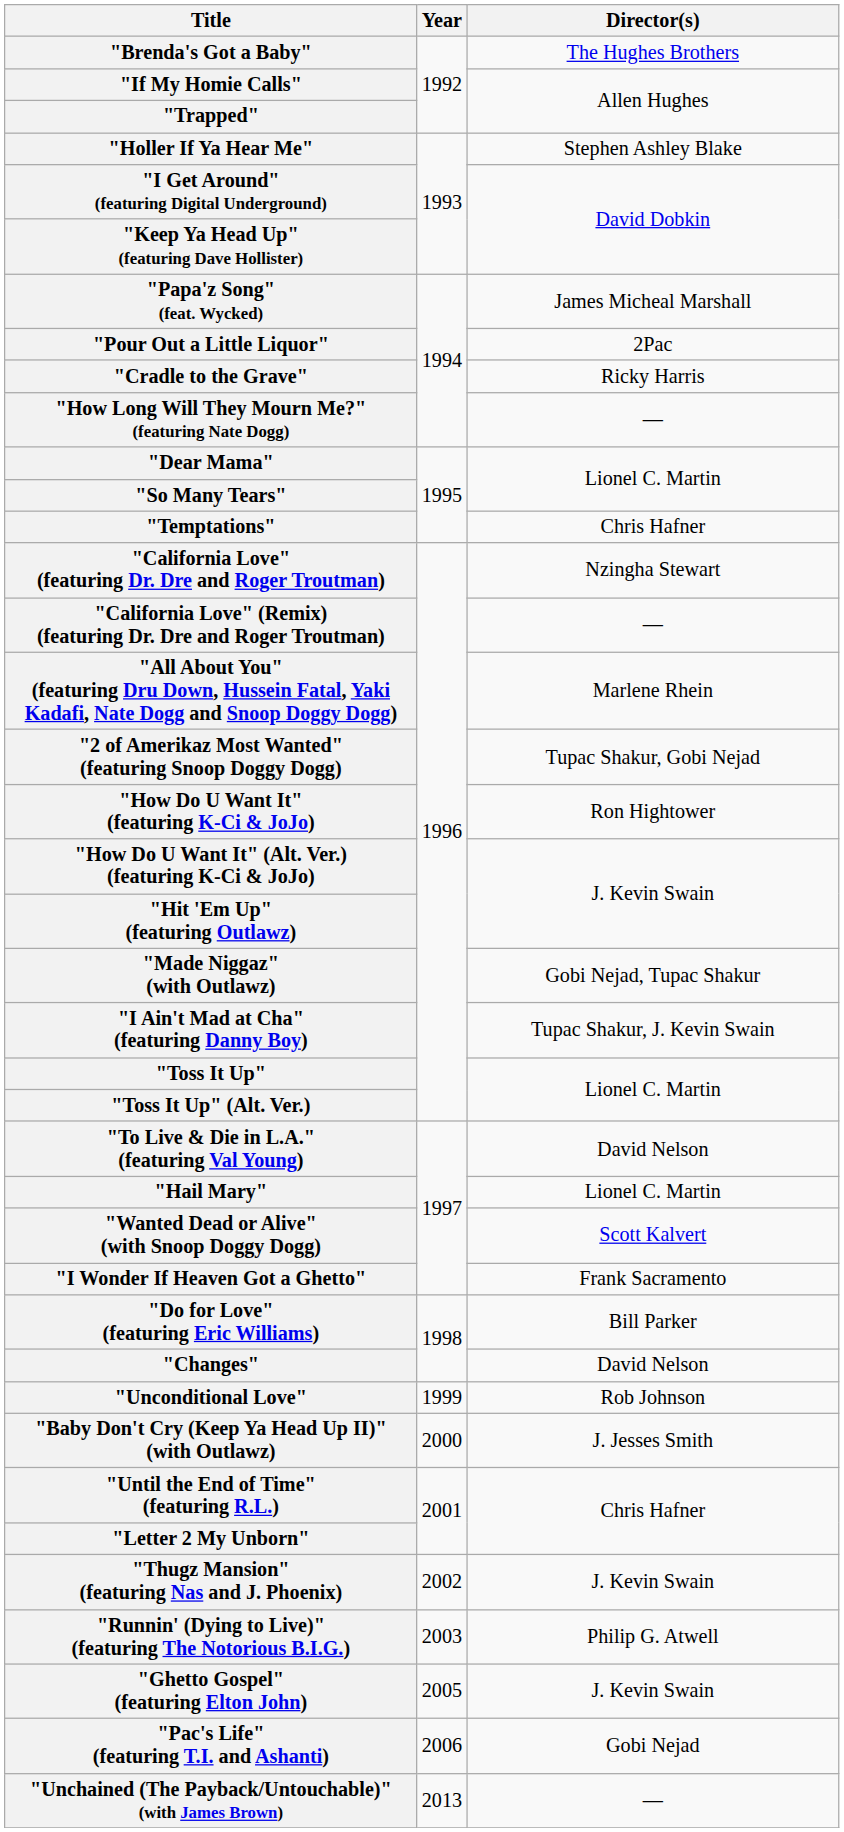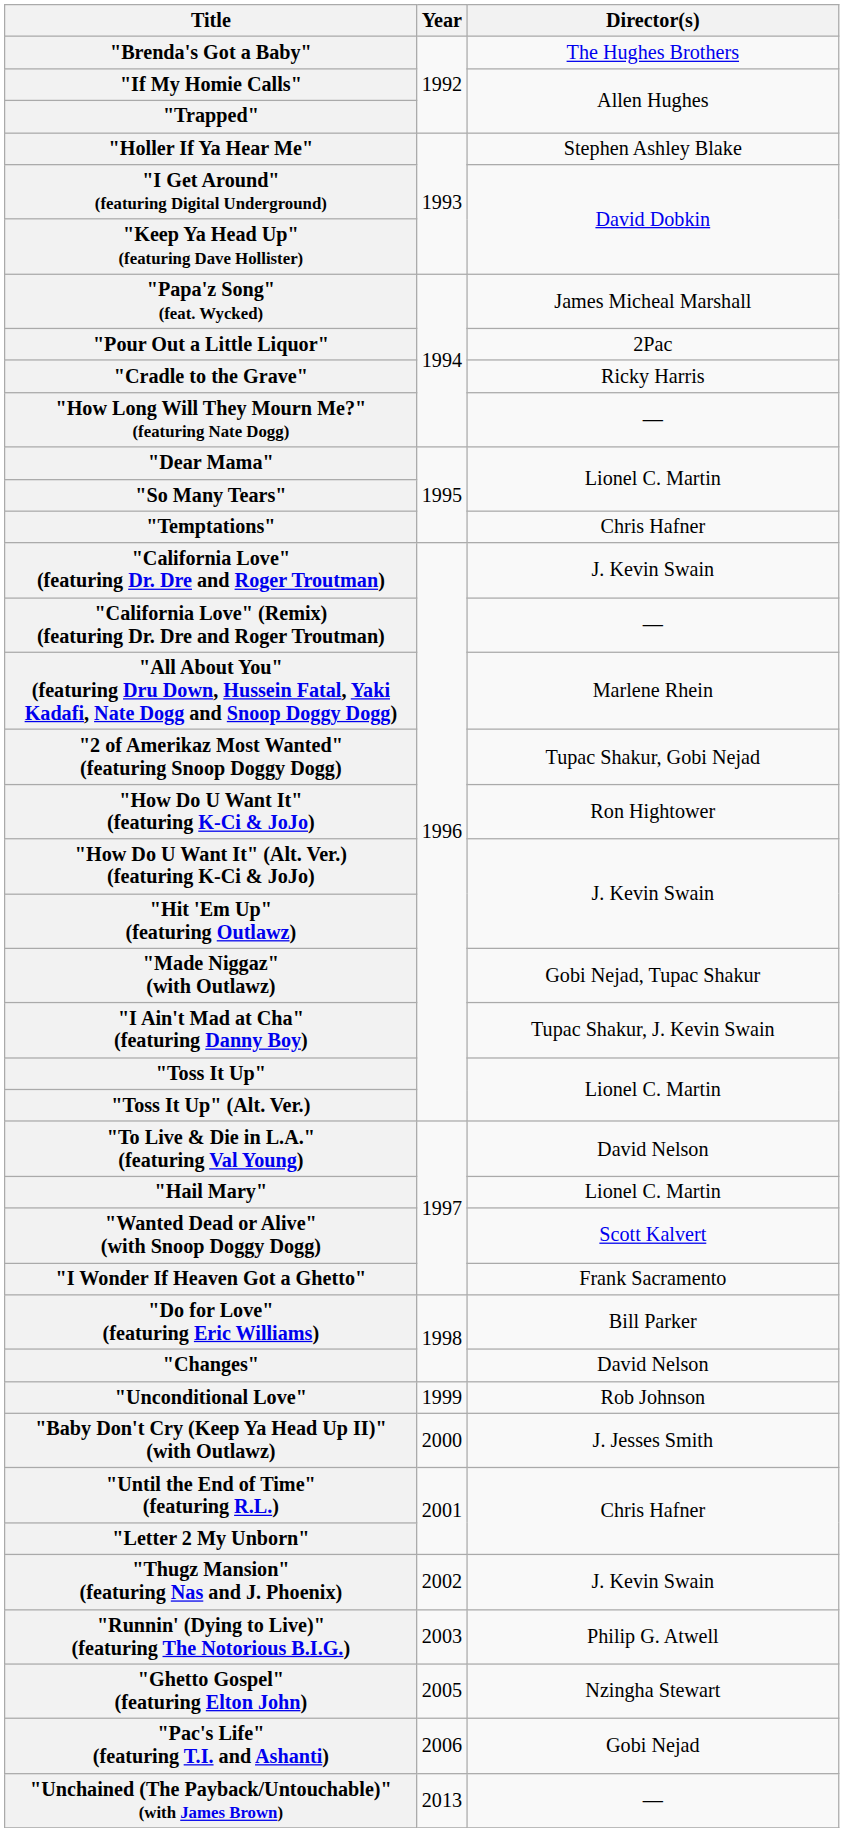(653, 570) Nzingha Stewart -> (653, 570) J. Kevin Swain
(653, 1691) J. Kevin Swain -> (653, 1691) Nzingha Stewart
